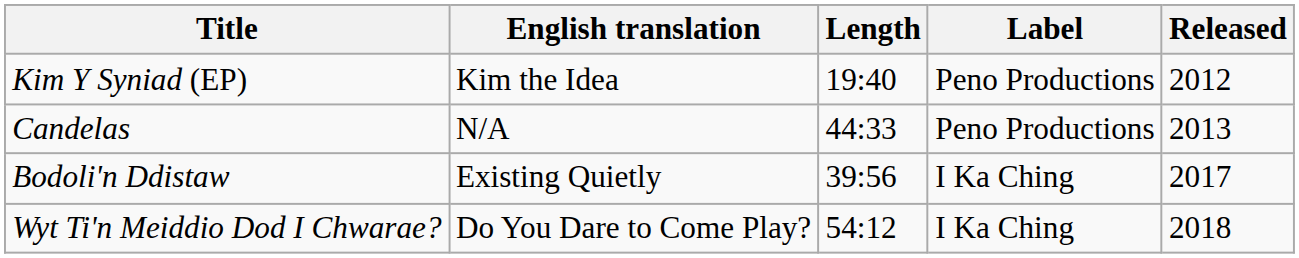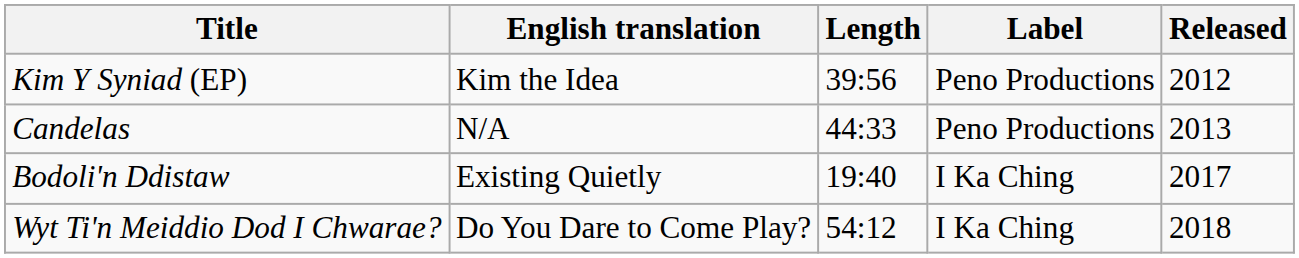(861, 78) 19:40 -> (861, 78) 39:56
(861, 177) 39:56 -> (861, 177) 19:40
